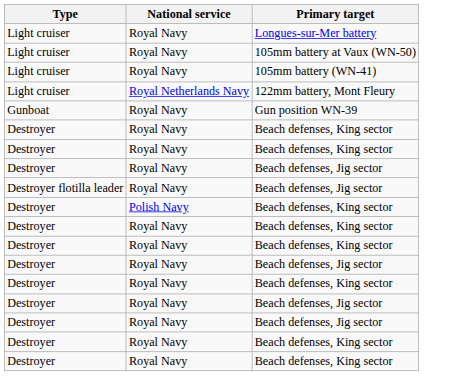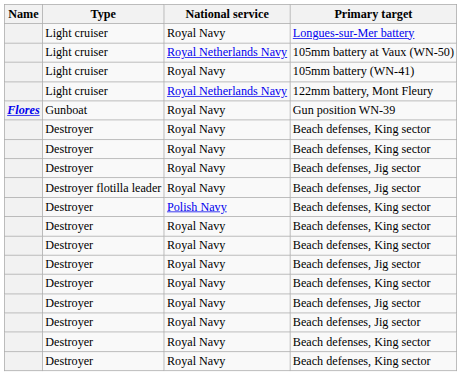+ column: (23, 14)
(158, 52) Royal Navy -> (227, 52) Royal Netherlands Navy
